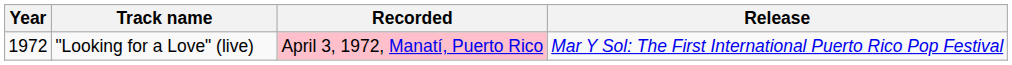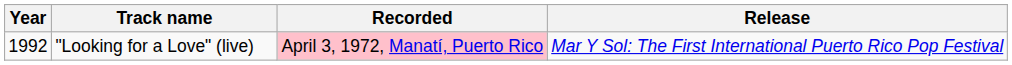(28, 45) 1972 -> (28, 45) 1992
